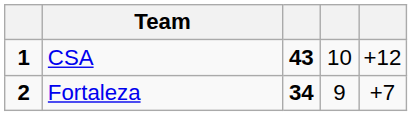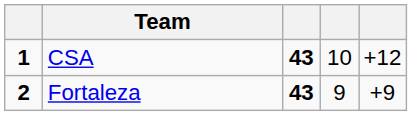(301, 92) 34 -> (301, 92) 43
(382, 92) +7 -> (382, 92) +9
